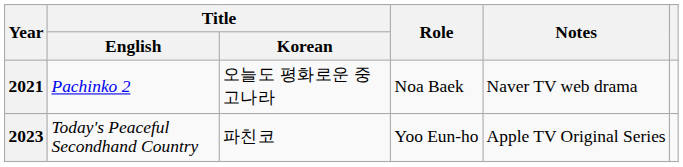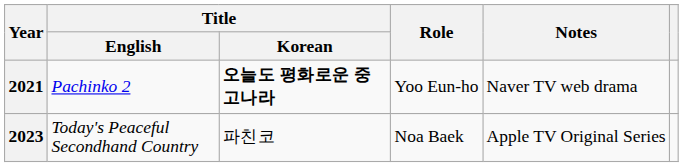(297, 86) normal -> (297, 86) bold
(429, 86) Noa Baek -> (437, 86) Yoo Eun-ho
(437, 137) Yoo Eun-ho -> (429, 137) Noa Baek
